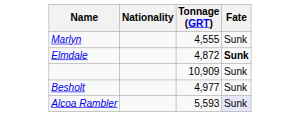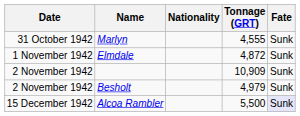+ column: (50, 18)
(236, 55) bold -> (282, 55) normal
(207, 87) 4,977 -> (253, 87) 4,979
(207, 103) 5,593 -> (253, 103) 5,500
